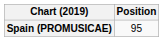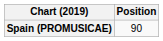(136, 28) 95 -> (136, 28) 90
